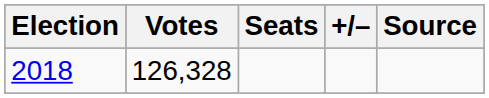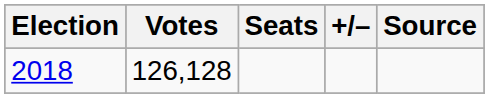(182, 70) 126,328 -> (182, 70) 126,128
